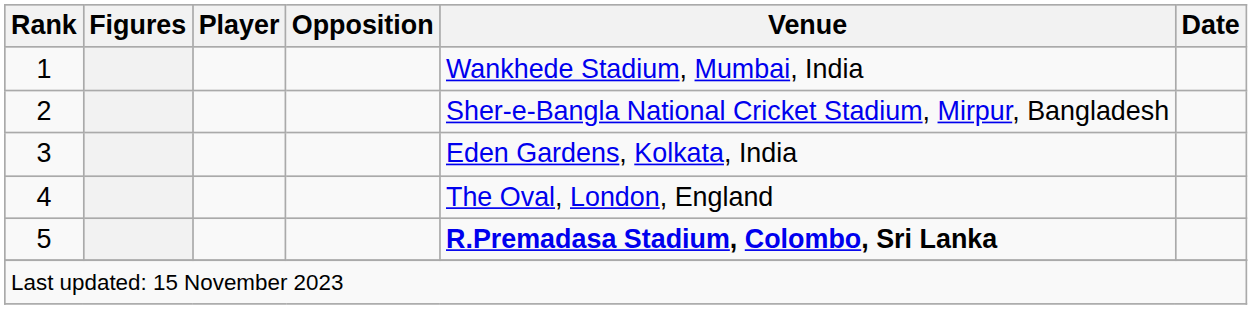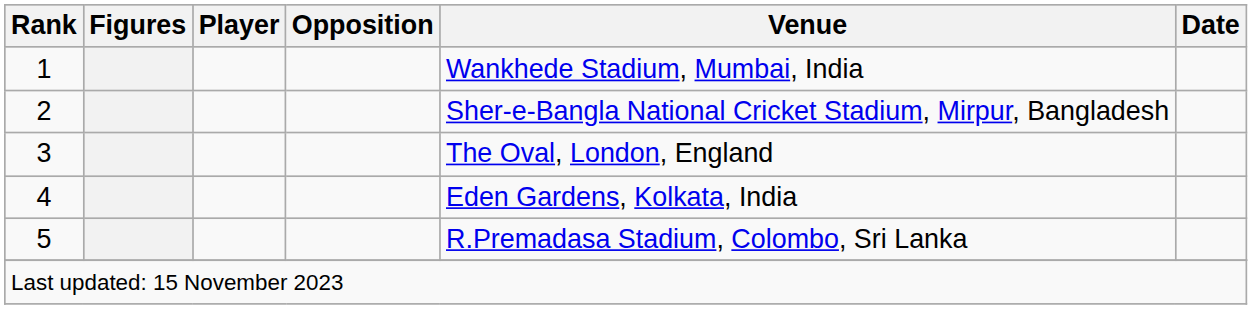(622, 153) Eden Gardens, Kolkata, India -> (610, 153) The Oval, London, England
(610, 196) The Oval, London, England -> (622, 196) Eden Gardens, Kolkata, India
(722, 238) bold -> (707, 238) normal
